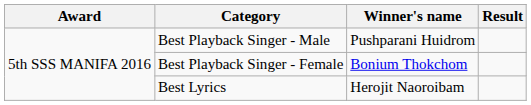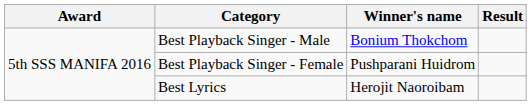(413, 40) Pushparani Huidrom -> (409, 40) Bonium Thokchom
(409, 64) Bonium Thokchom -> (413, 64) Pushparani Huidrom
